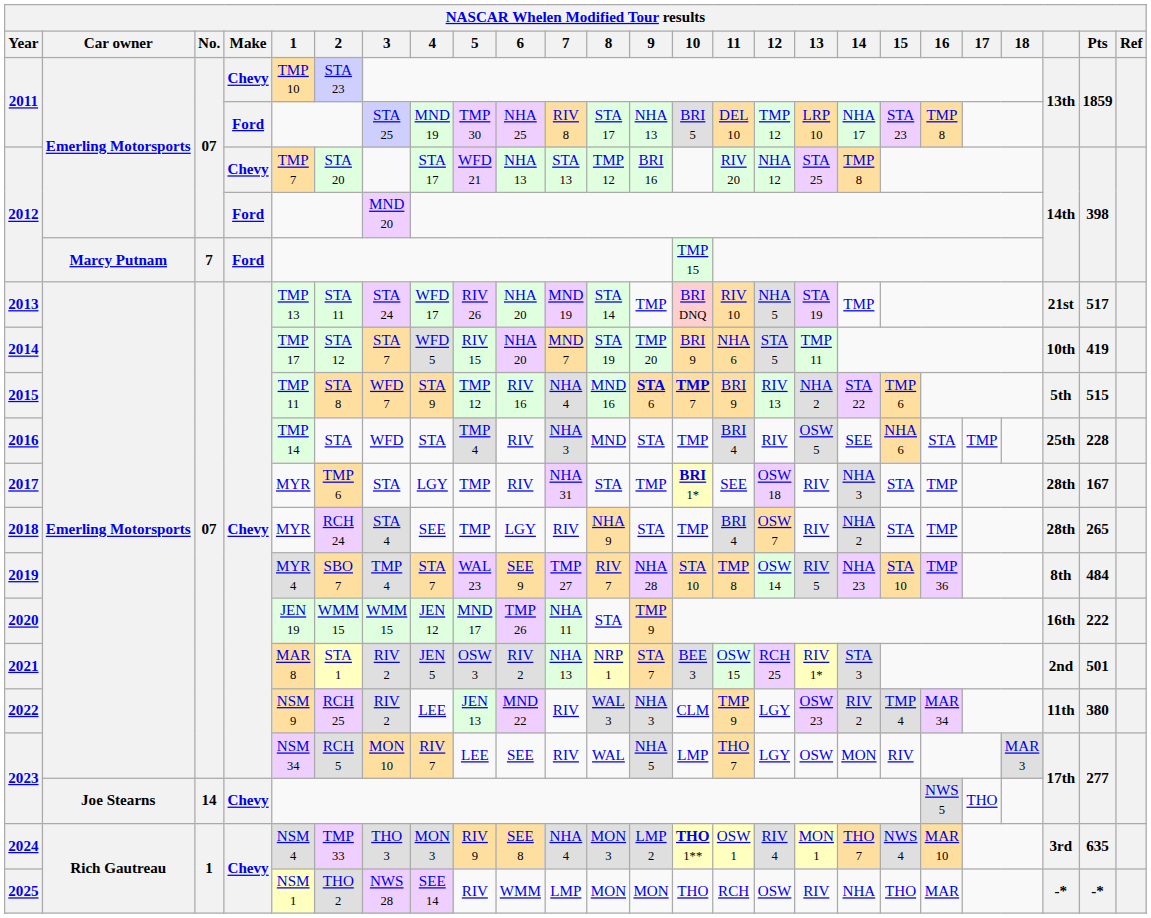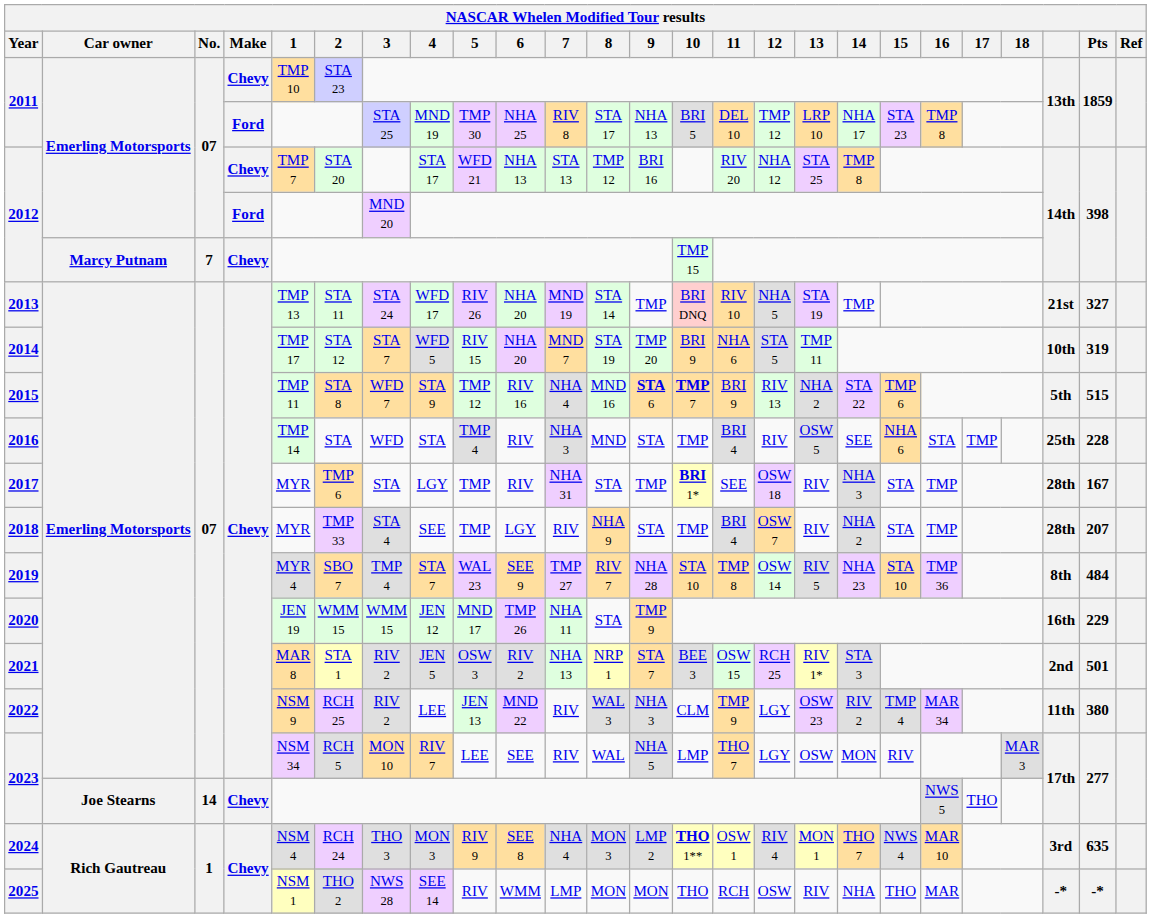(248, 259) Ford -> (248, 259) Chevy
(1098, 304) 517 -> (1098, 304) 327
(1098, 349) 419 -> (1098, 349) 319
(338, 529) RCH 24 -> (338, 529) TMP 33
(1098, 530) 265 -> (1098, 530) 207
(1098, 620) 222 -> (1098, 620) 229
(338, 845) TMP 33 -> (338, 845) RCH 24
